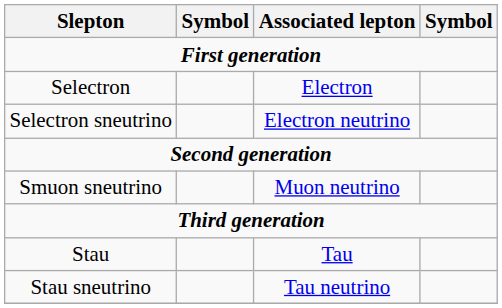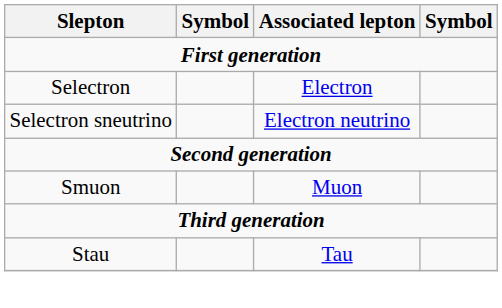+ row: (91, 187)
- row: (91, 187)
- row: (91, 287)
